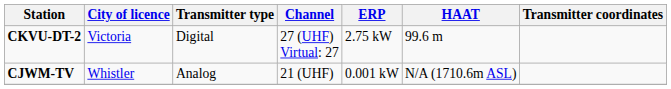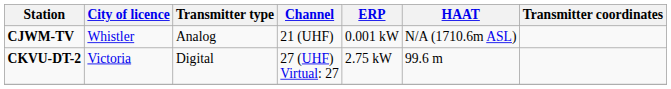rows swapped: (44, 36) <-> (41, 73)
